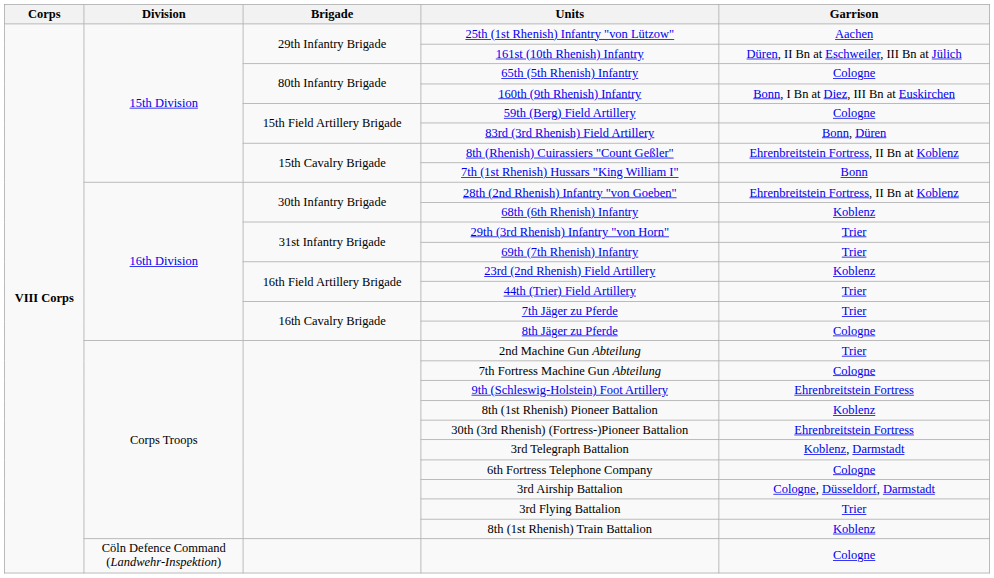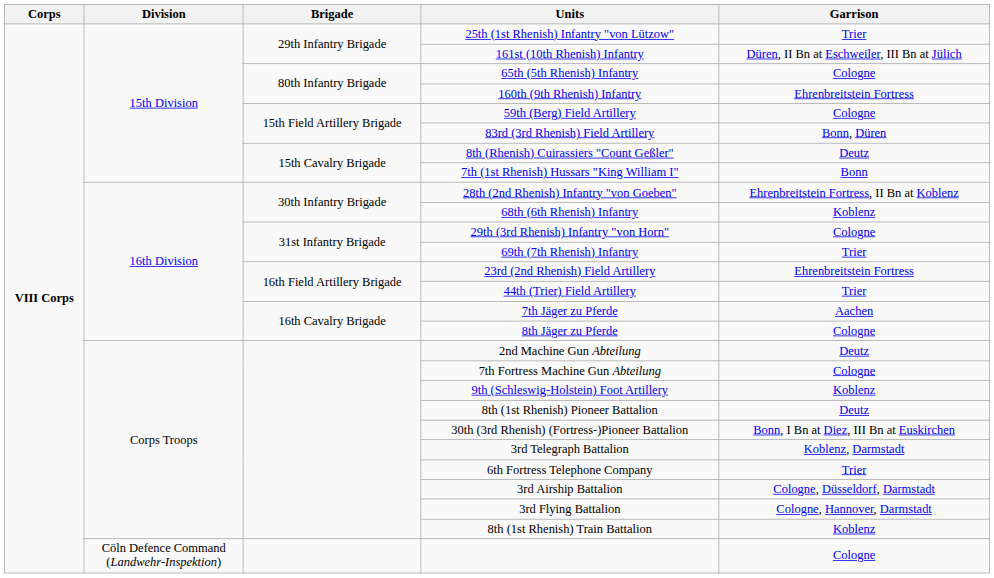(854, 34) Aachen -> (854, 34) Trier
(854, 93) Bonn, I Bn at Diez, III Bn at Euskirchen -> (854, 93) Ehrenbreitstein Fortress
(854, 152) Ehrenbreitstein Fortress, II Bn at Koblenz -> (854, 152) Deutz
(854, 232) Trier -> (854, 232) Cologne
(854, 271) Koblenz -> (854, 271) Ehrenbreitstein Fortress
(854, 311) Trier -> (854, 311) Aachen
(854, 350) Trier -> (854, 350) Deutz
(854, 390) Ehrenbreitstein Fortress -> (854, 390) Koblenz
(854, 410) Koblenz -> (854, 410) Deutz
(854, 430) Ehrenbreitstein Fortress -> (854, 430) Bonn, I Bn at Diez, III Bn at Euskirchen
(854, 469) Cologne -> (854, 469) Trier
(854, 509) Trier -> (854, 509) Cologne, Hannover, Darmstadt
